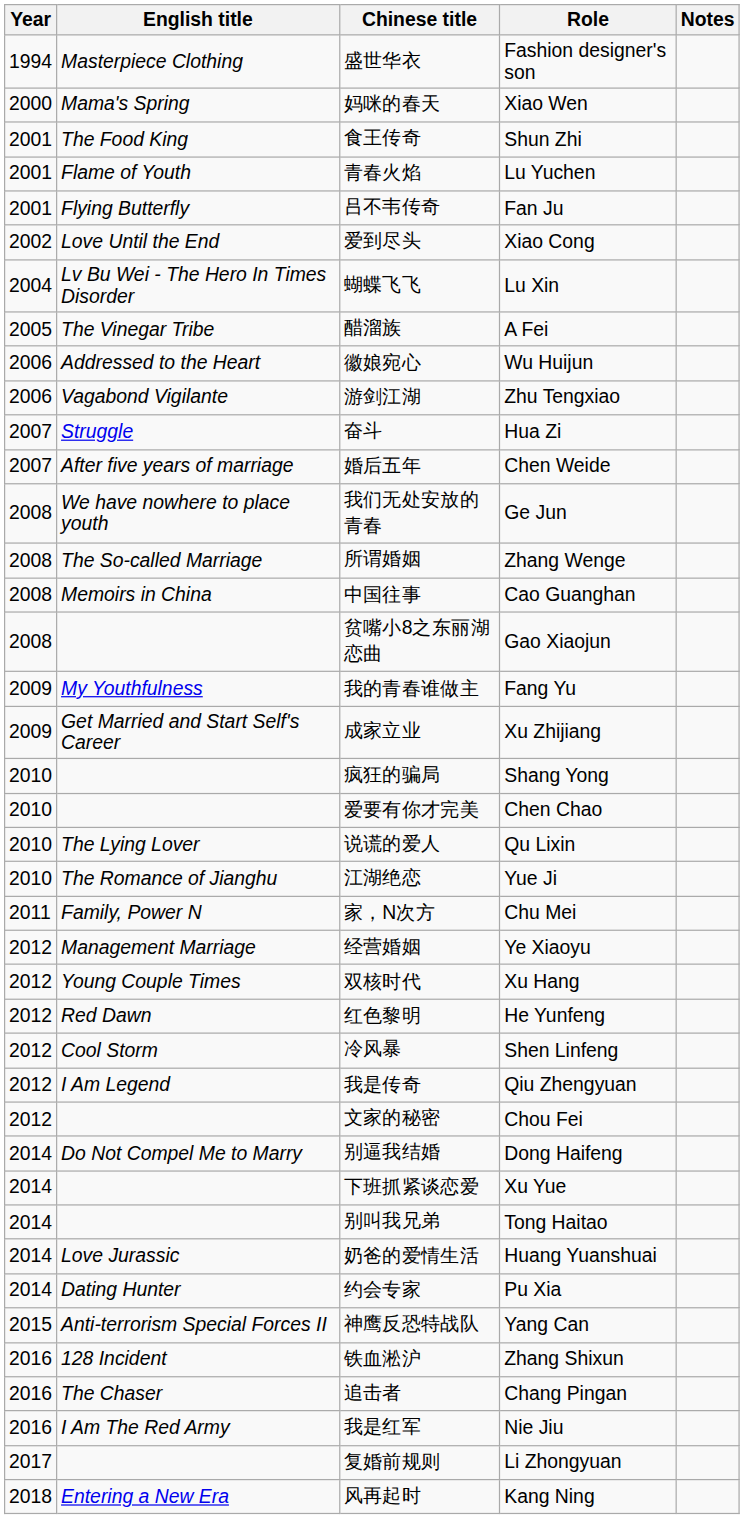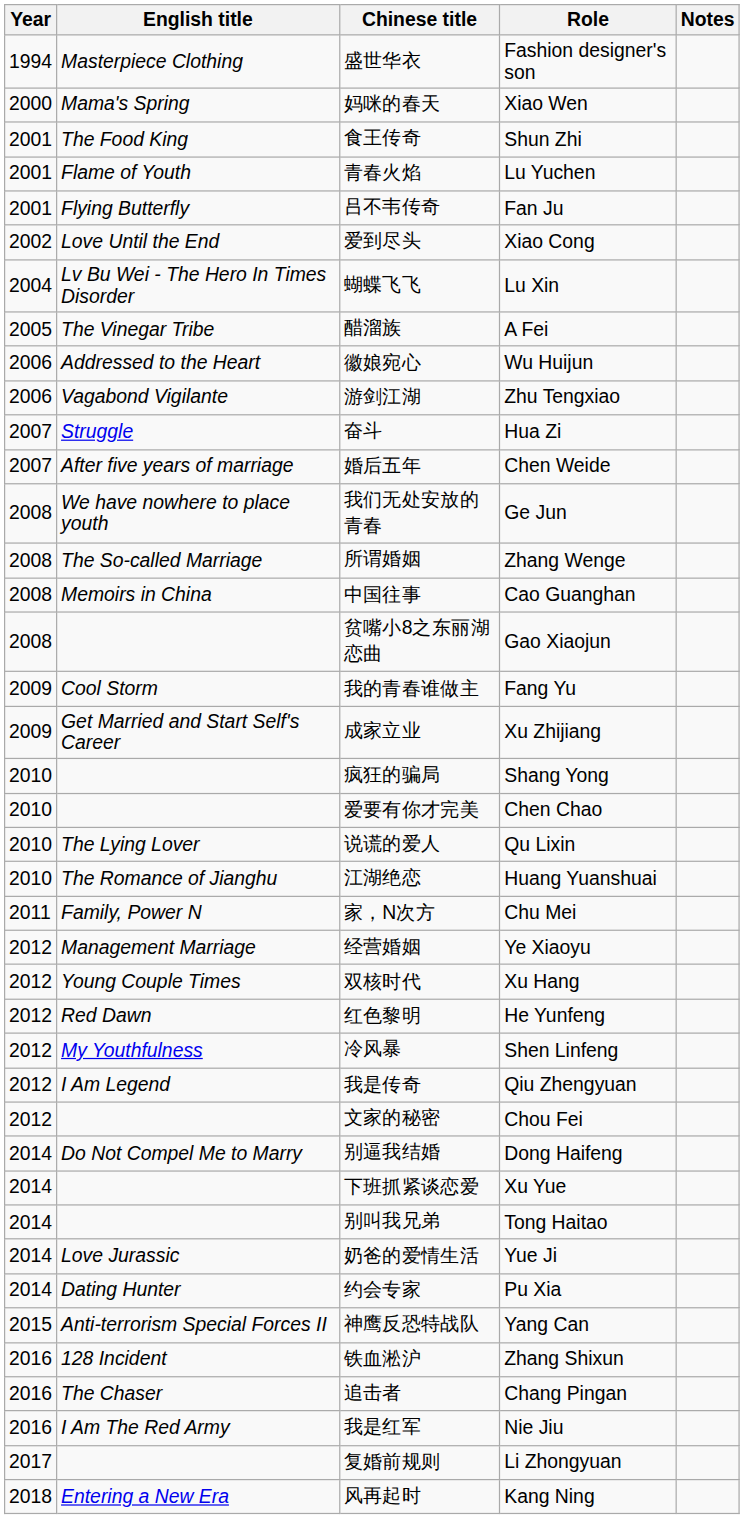(132, 688) My Youthfulness -> (109, 688) Cool Storm
(531, 878) Yue Ji -> (580, 878) Huang Yuanshuai
(109, 1050) Cool Storm -> (132, 1050) My Youthfulness
(580, 1256) Huang Yuanshuai -> (531, 1256) Yue Ji
